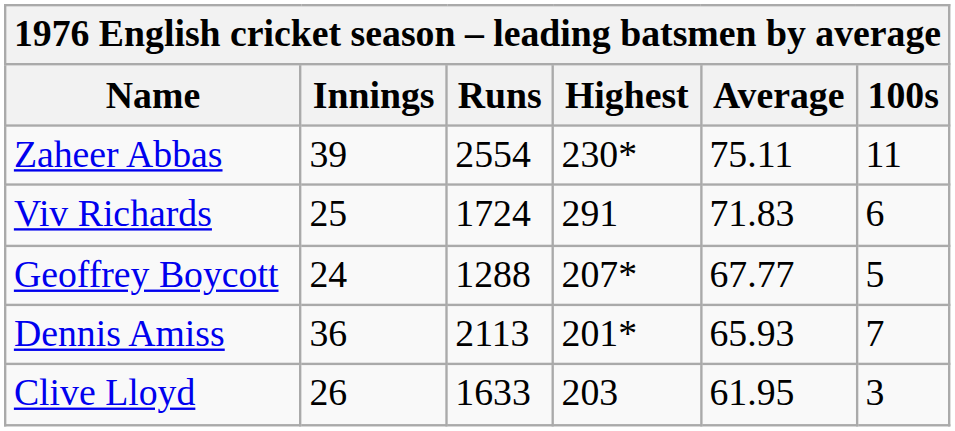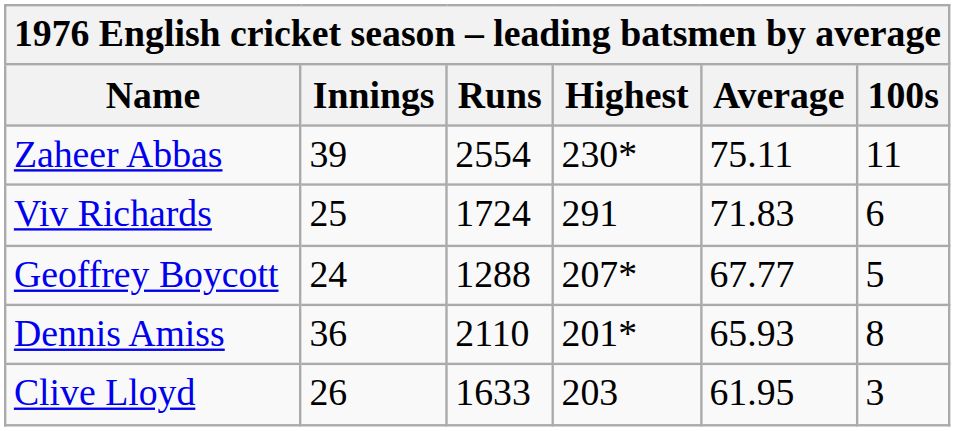(492, 333) 2113 -> (492, 333) 2110
(875, 333) 7 -> (875, 333) 8
